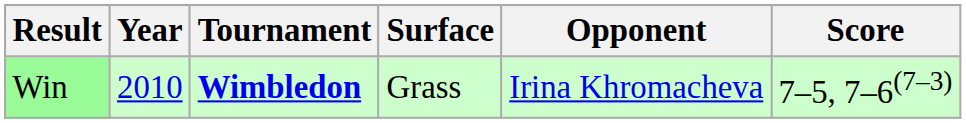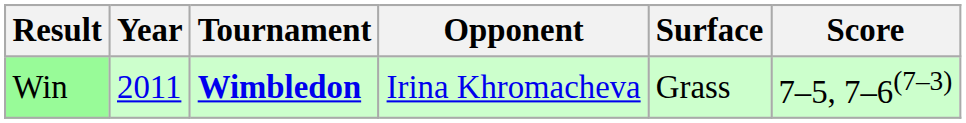columns swapped: (440, 30) <-> (636, 30)
(150, 86) 2010 -> (149, 86) 2011
